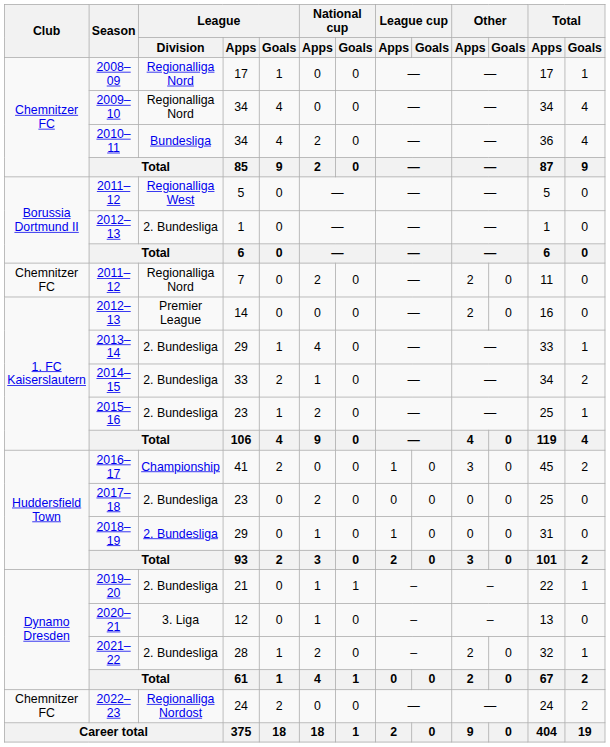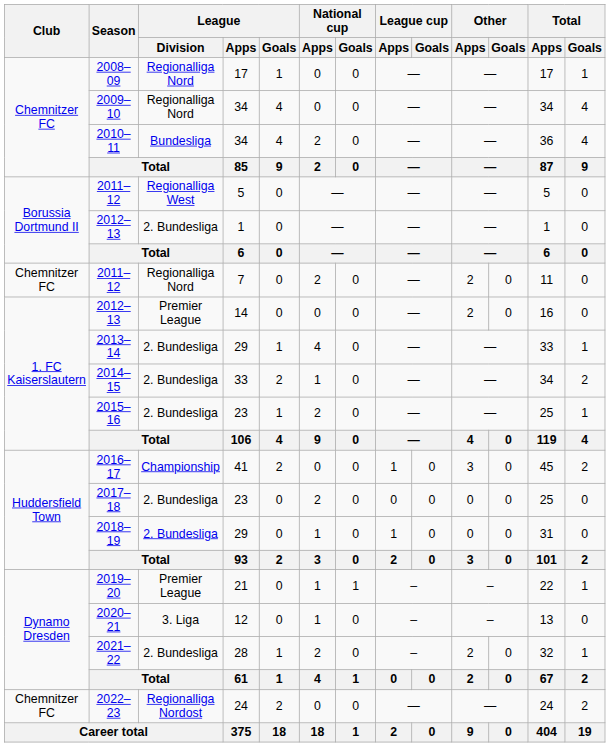(181, 586) 2. Bundesliga -> (181, 586) Premier League
